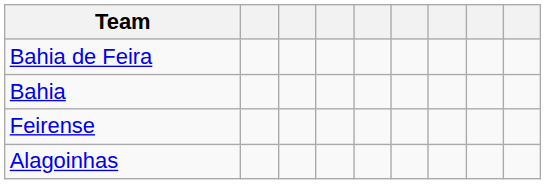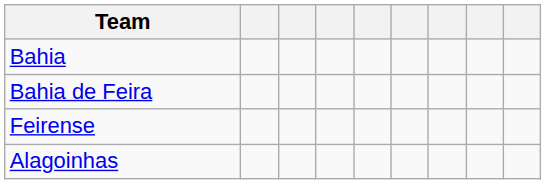rows swapped: (38, 91) <-> (81, 56)
